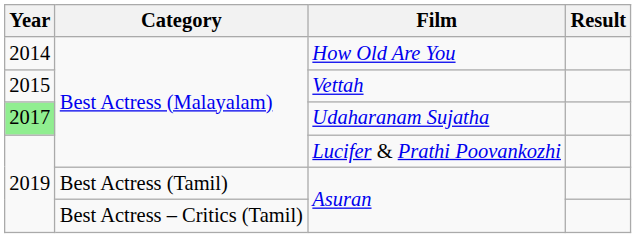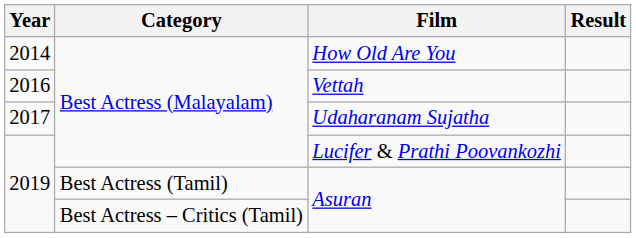(30, 85) 2015 -> (30, 85) 2016
(30, 118) lightgreen background -> (30, 118) no background
